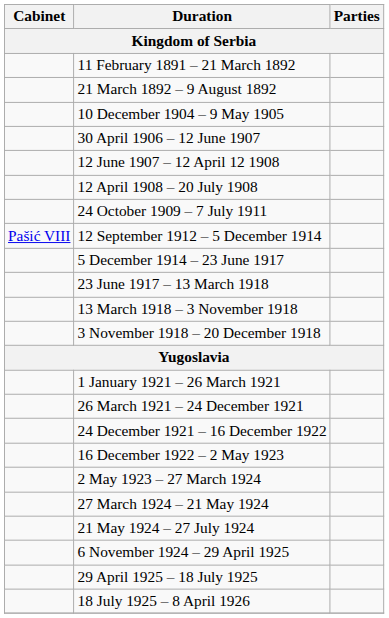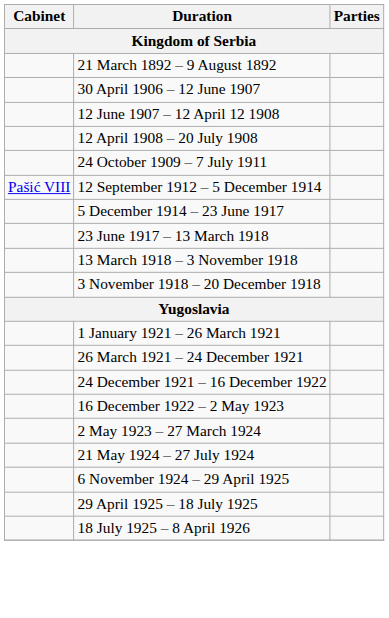- row: (186, 65)
- row: (181, 114)
- row: (173, 503)
